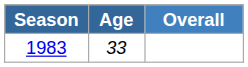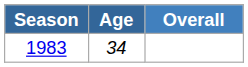(116, 48) 33 -> (116, 48) 34
